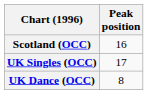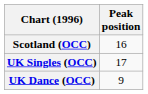(121, 80) 8 -> (121, 80) 9
